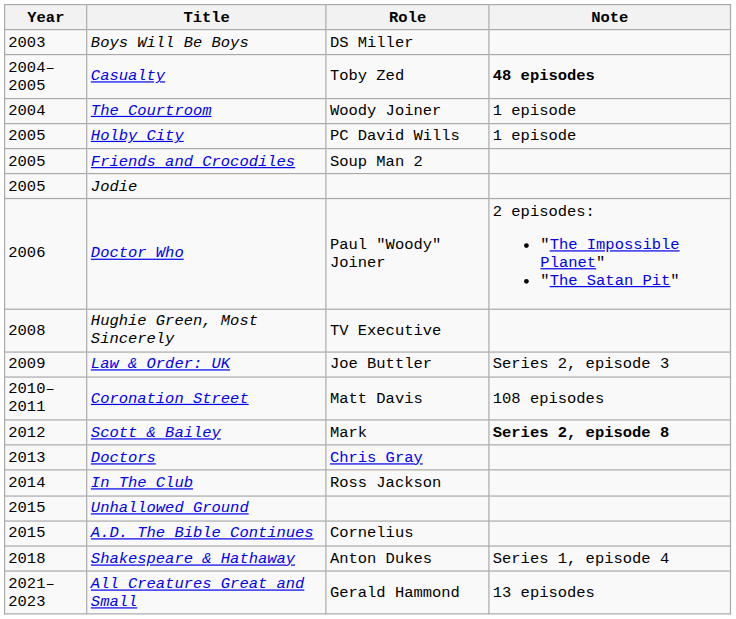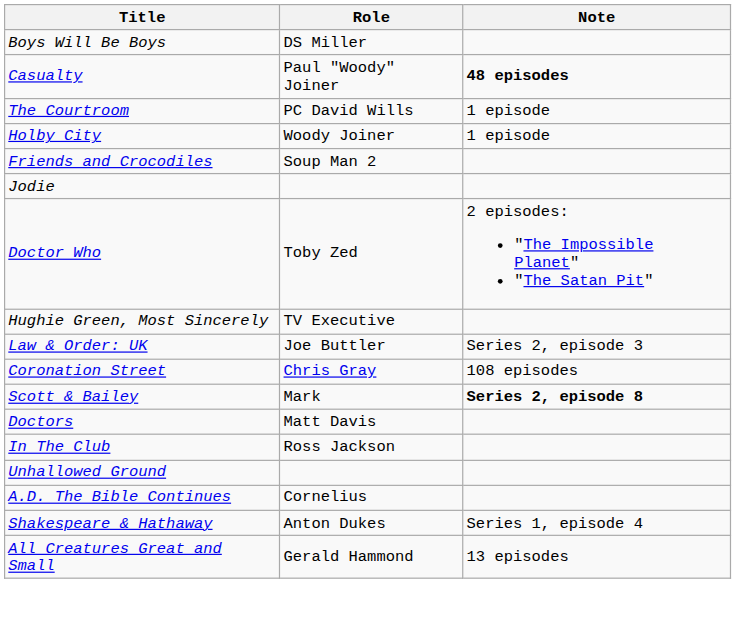- column: (46, 17)
(367, 77) Toby Zed -> (339, 77) Paul "Woody" Joiner
(386, 111) Woody Joiner -> (349, 111) PC David Wills
(395, 136) PC David Wills -> (339, 136) Woody Joiner
(386, 254) Paul "Woody" Joiner -> (321, 254) Toby Zed
(376, 398) Matt Davis -> (330, 372) Chris Gray
(376, 458) Chris Gray -> (330, 422) Matt Davis
